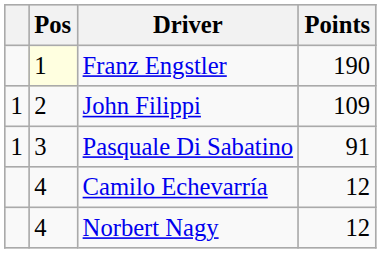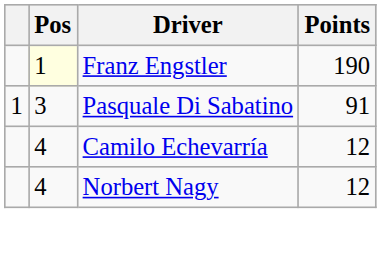- row: (142, 106)
